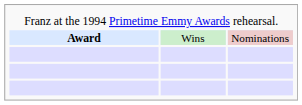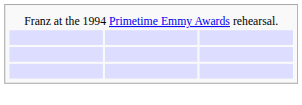- row: (84, 38)
